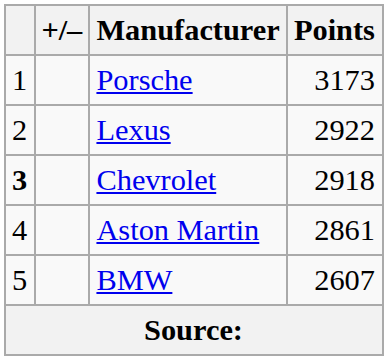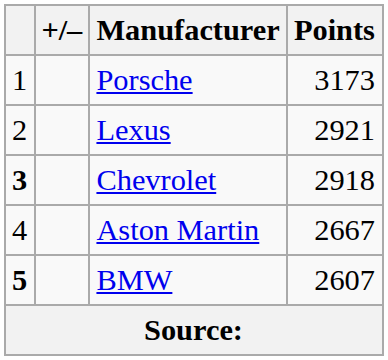(345, 130) 2922 -> (345, 130) 2921
(345, 230) 2861 -> (345, 230) 2667
(20, 280) normal -> (20, 280) bold
